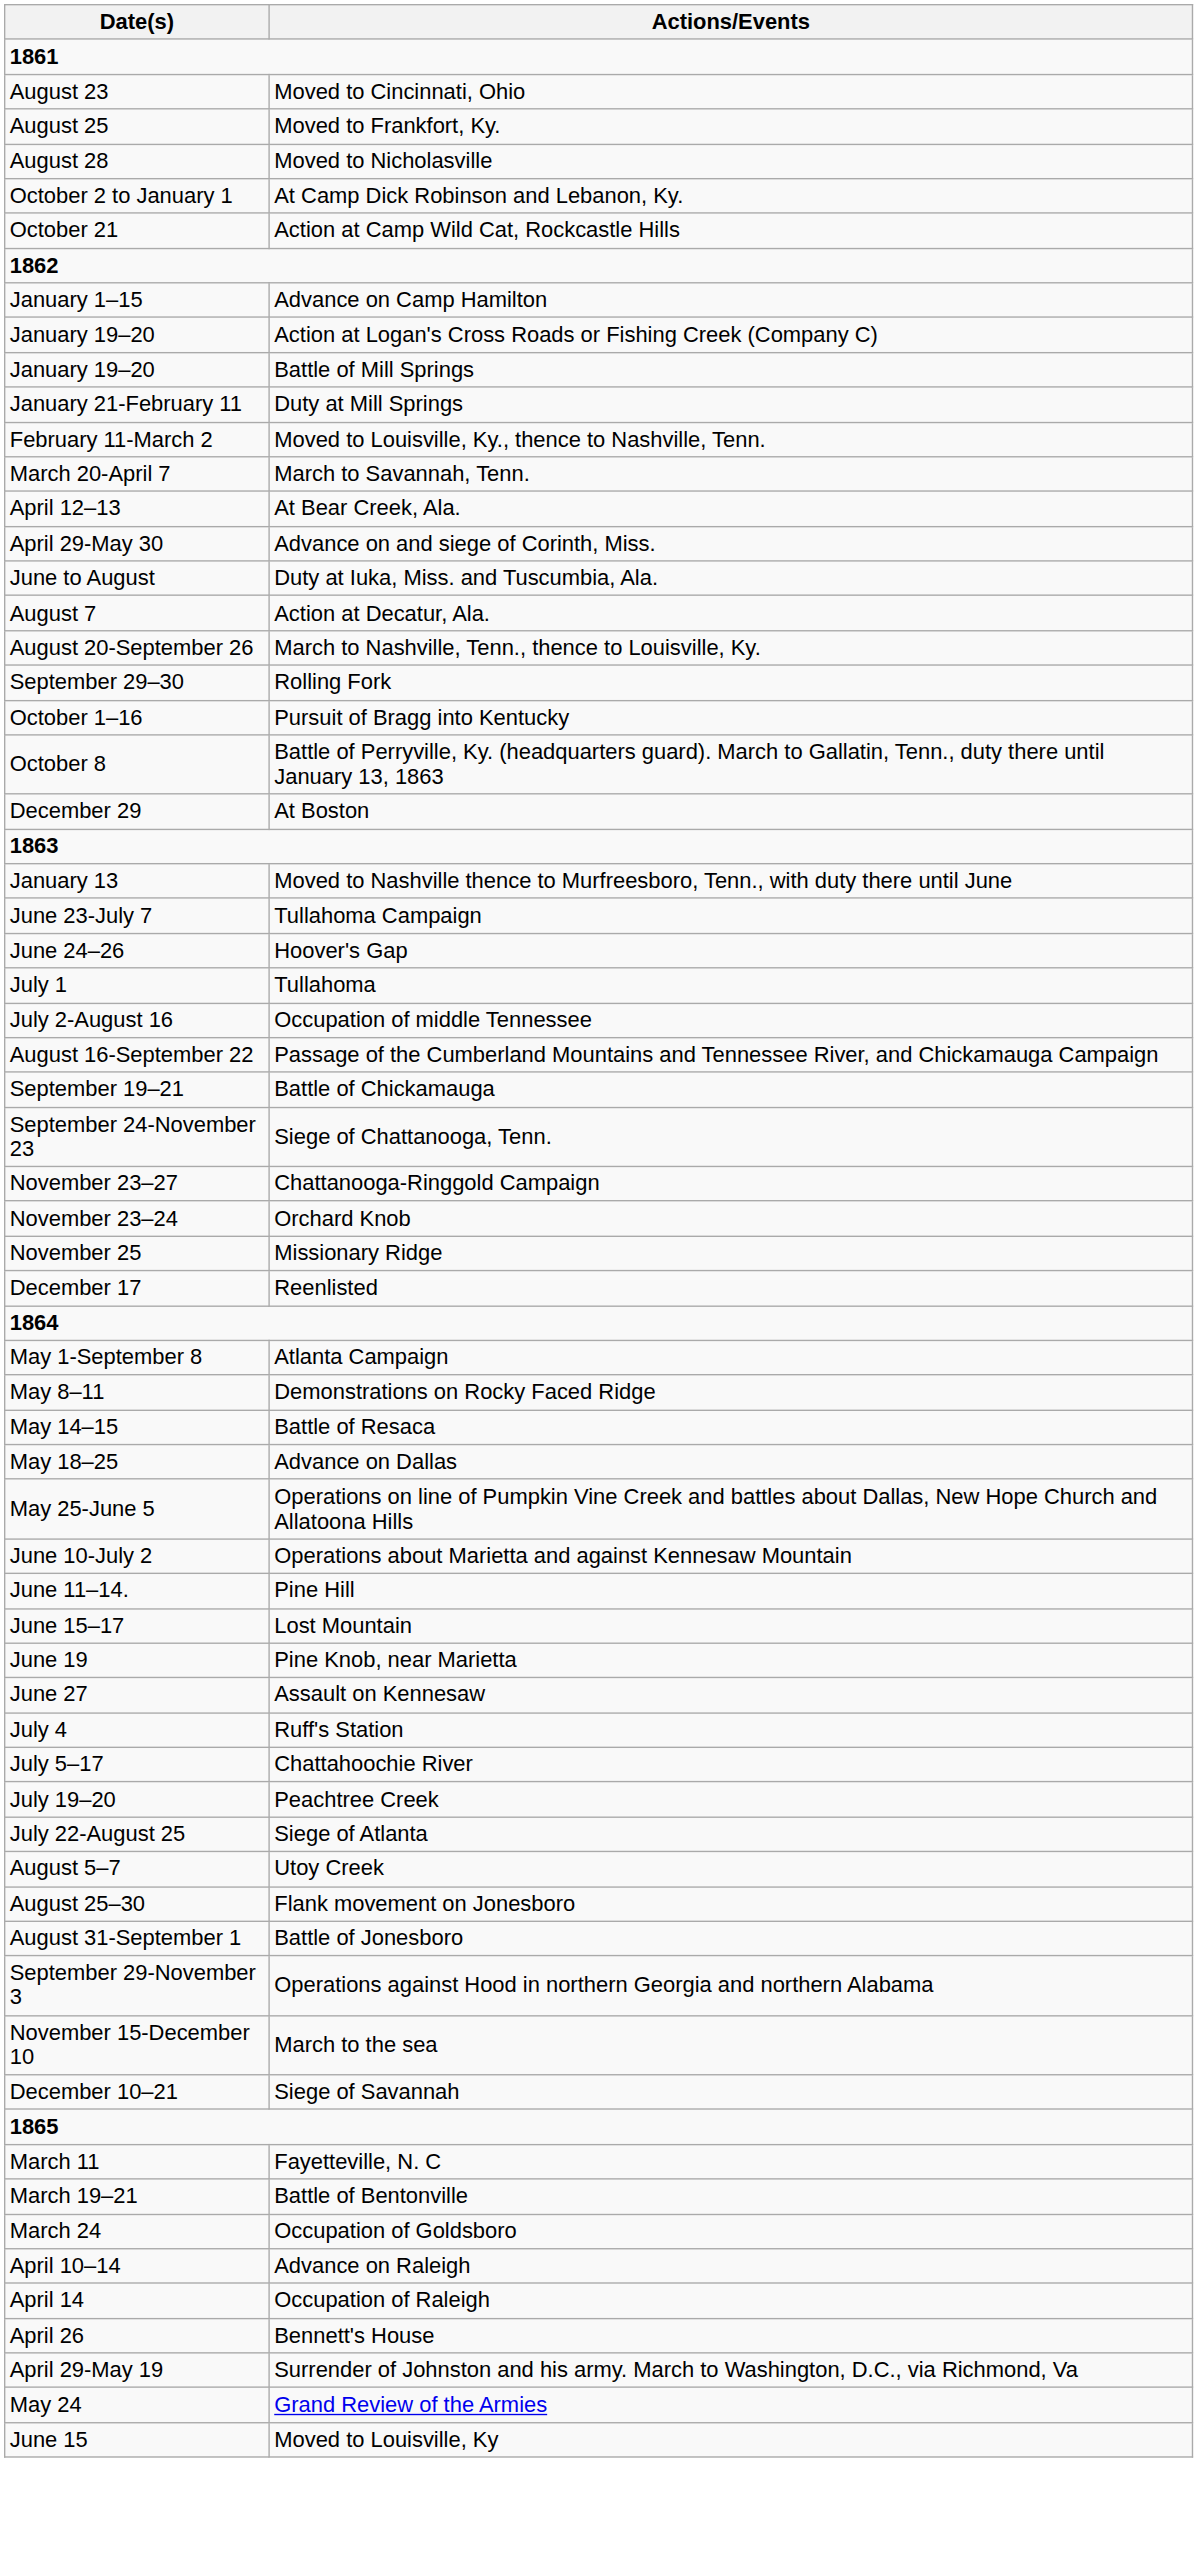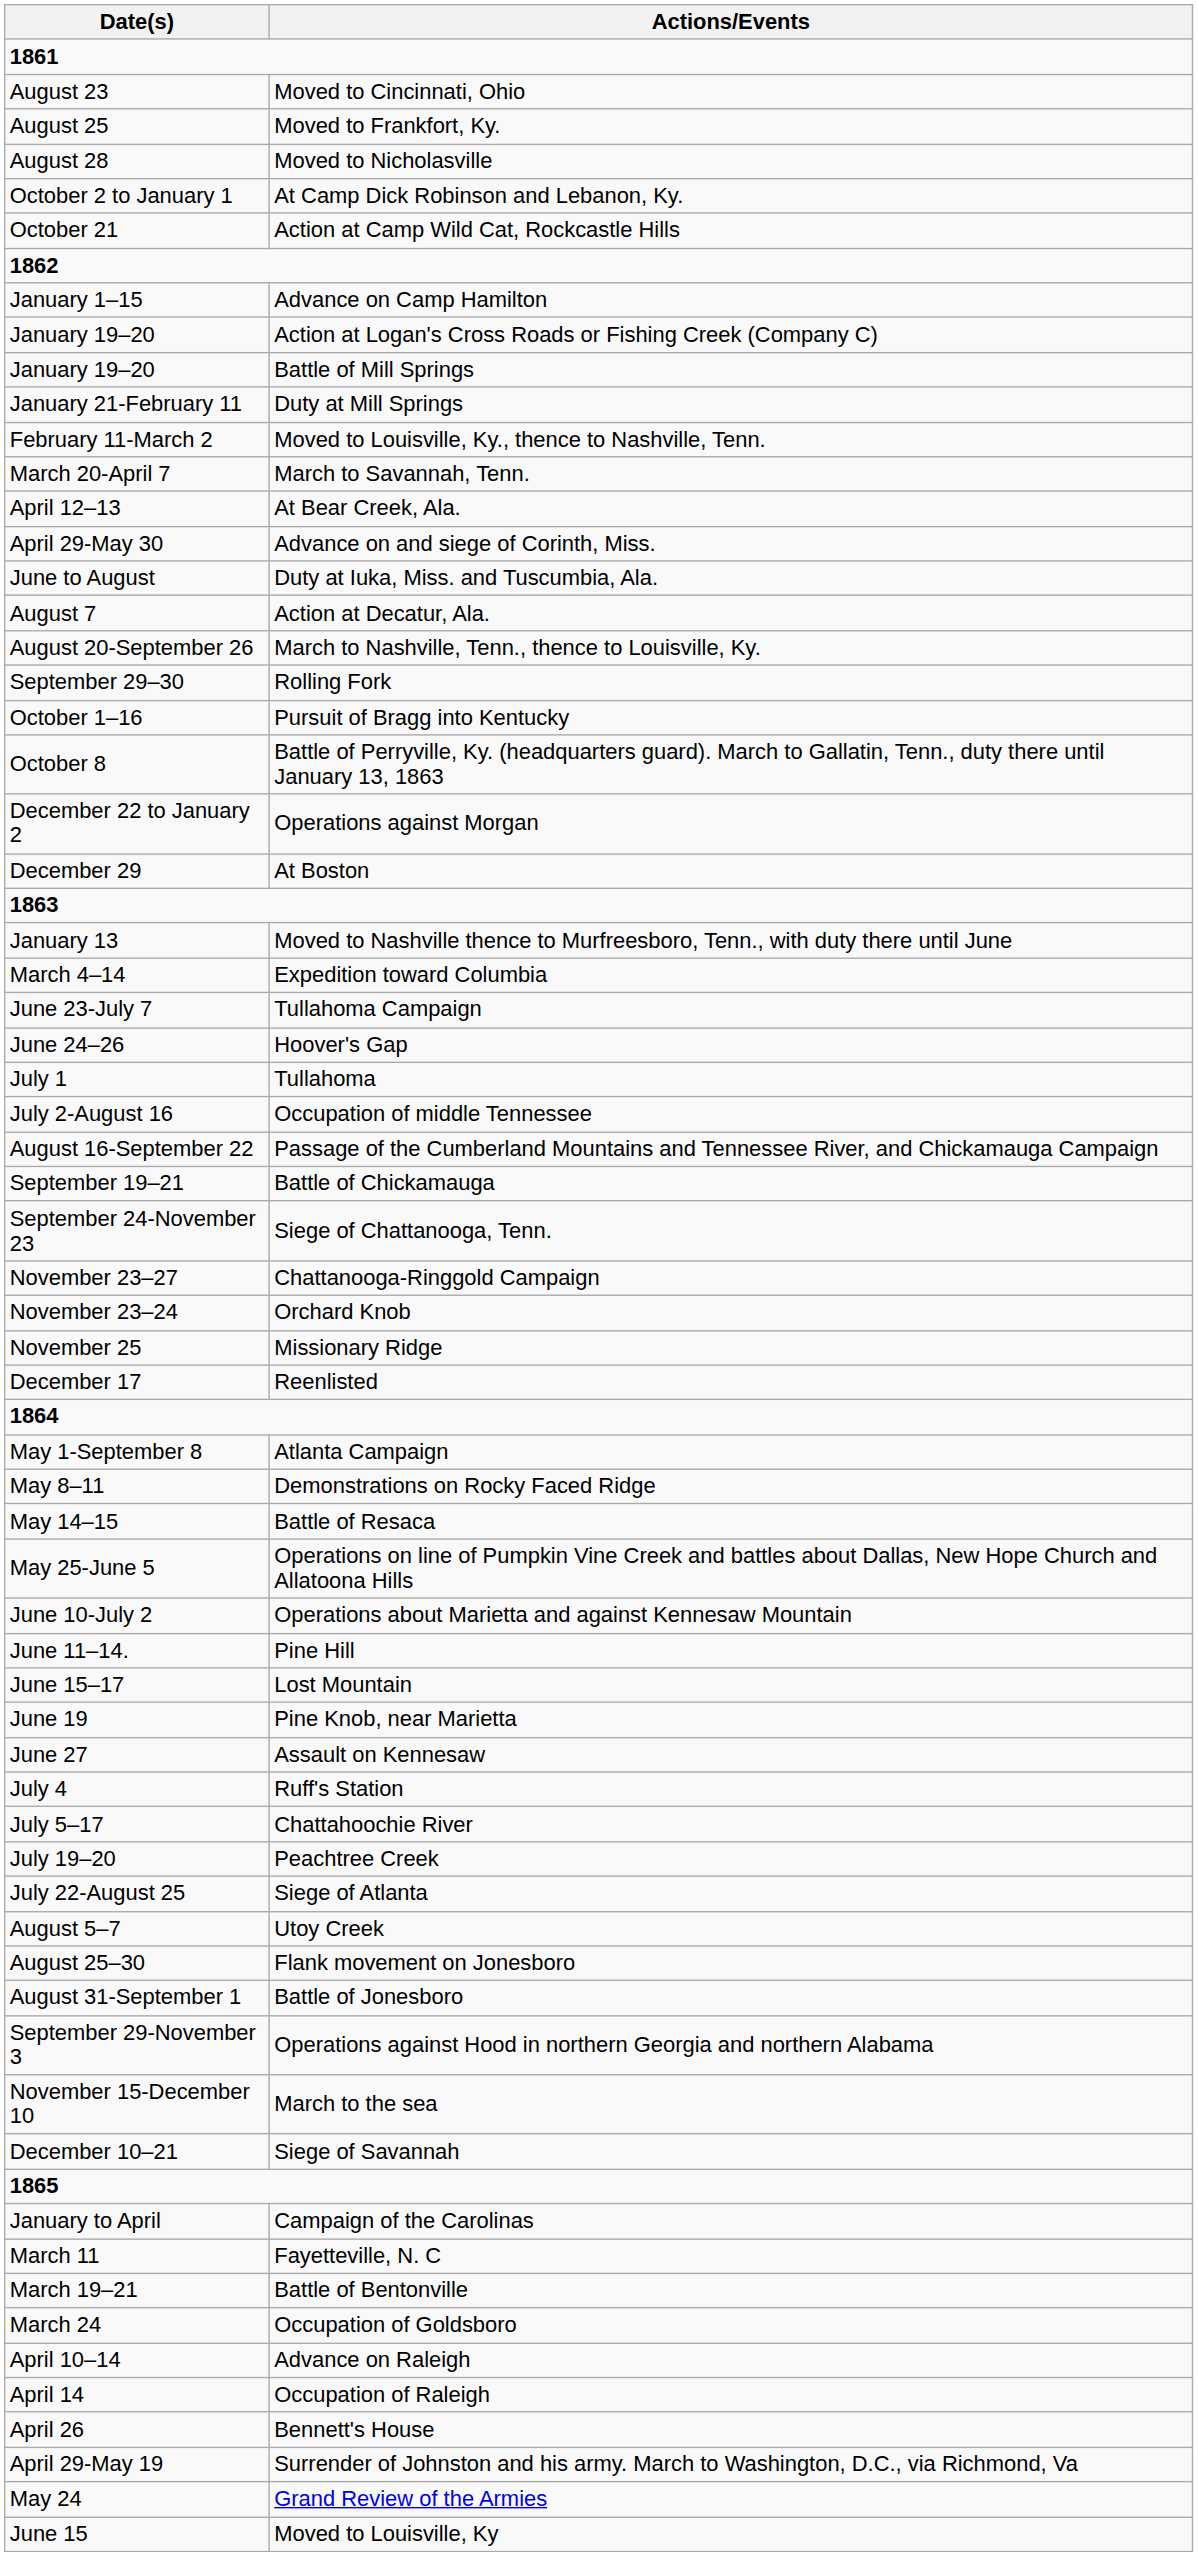+ row: (406, 823)
+ row: (411, 975)
- row: (366, 1461)
+ row: (404, 2220)
